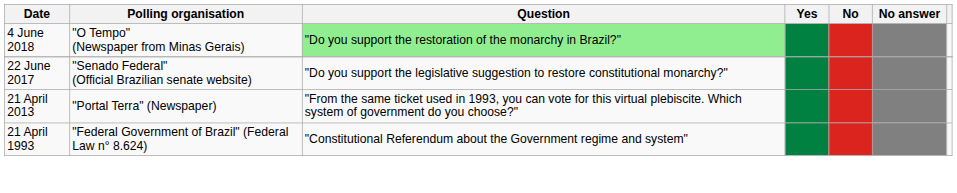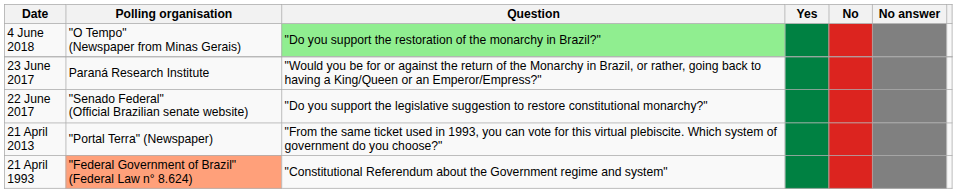+ row: (29, 73)
(180, 139) no background -> (152, 172) lightsalmon background
